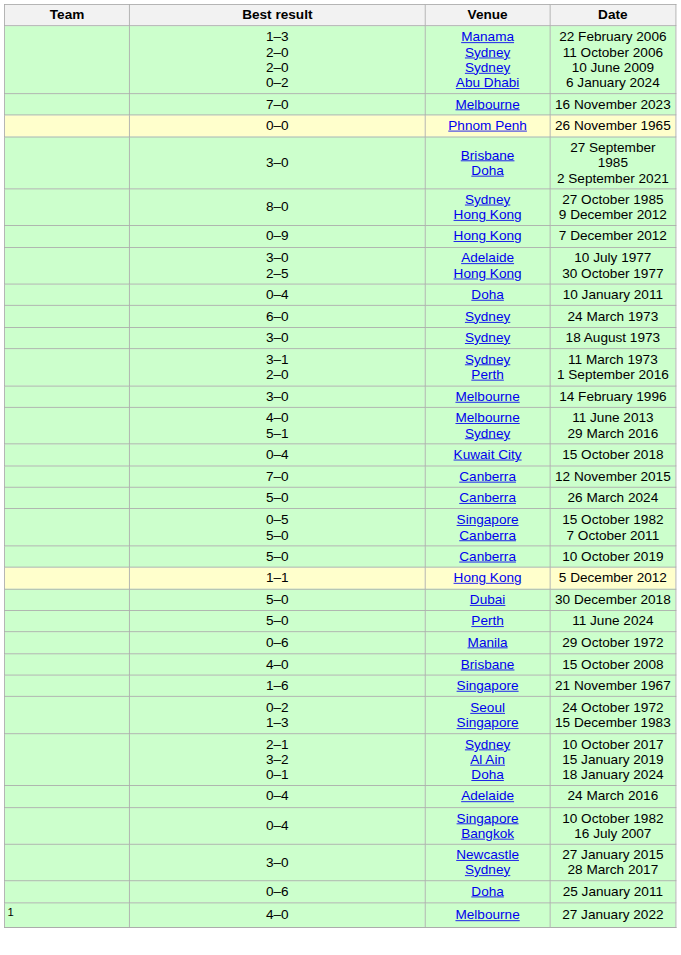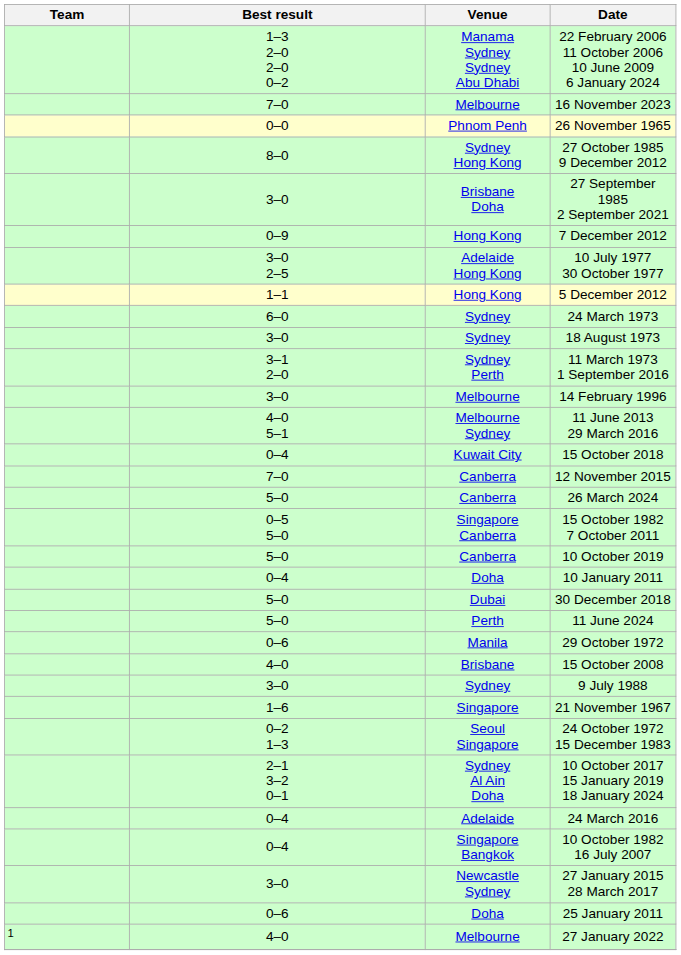rows swapped: (613, 162) <-> (613, 207)
rows swapped: (613, 294) <-> (613, 578)
+ row: (613, 685)
